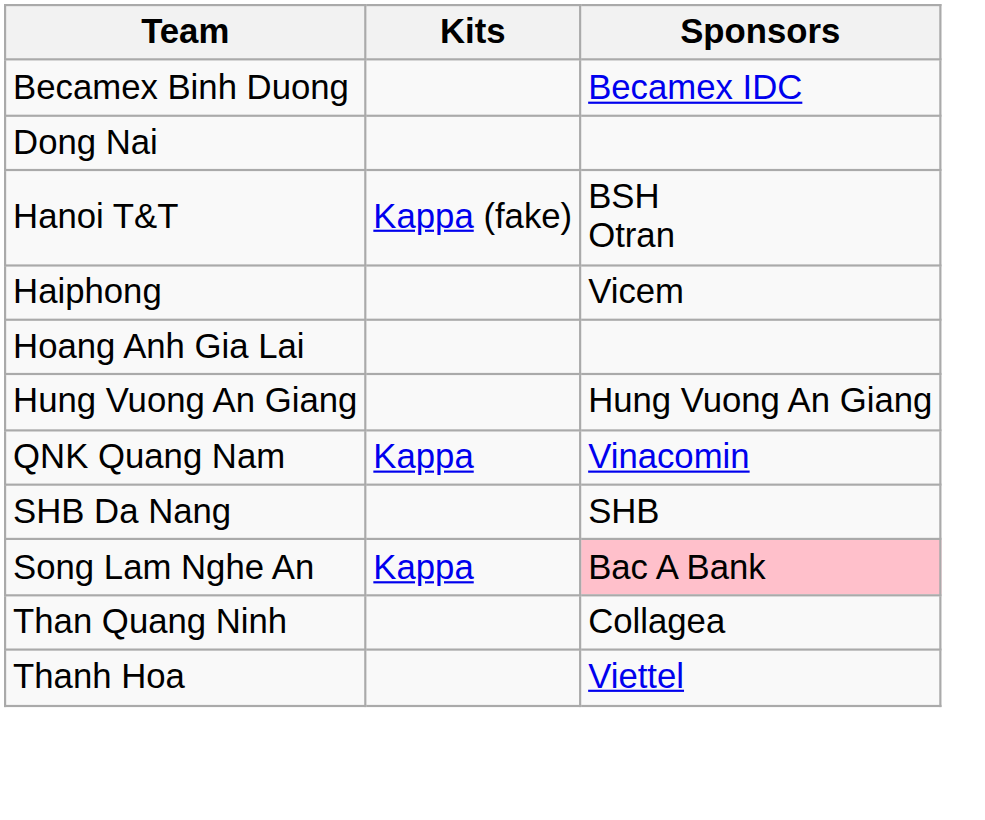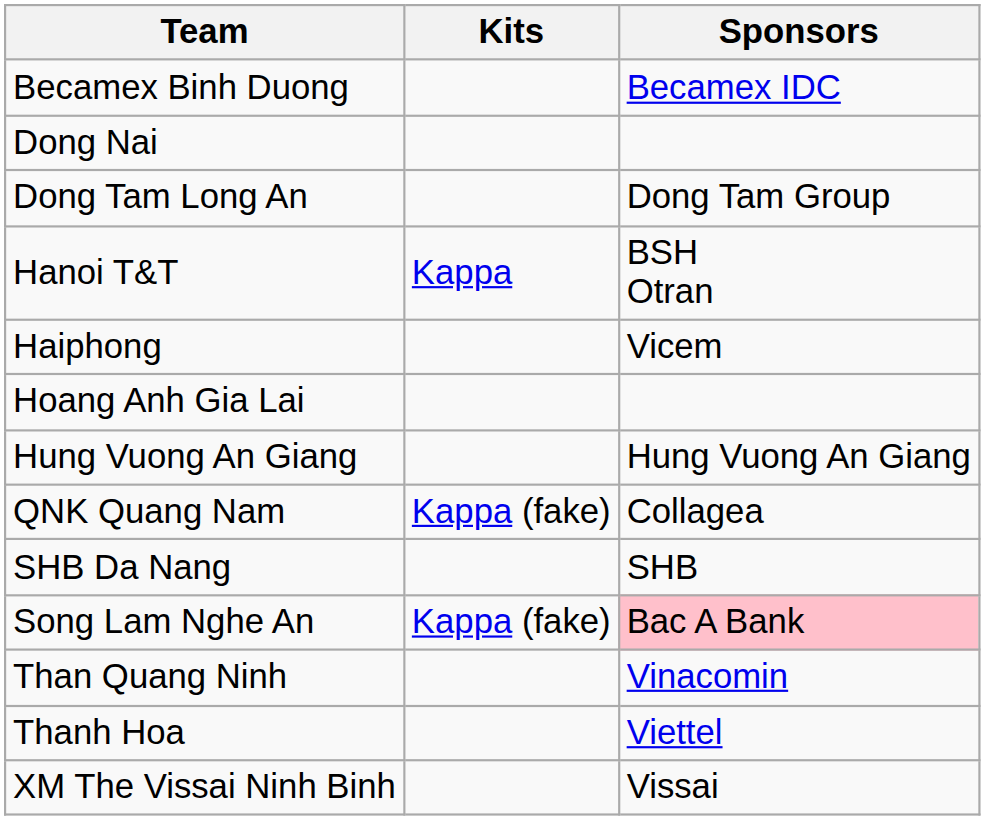+ row: (160, 197)
(473, 216) Kappa (fake) -> (462, 271) Kappa
(424, 456) Kappa -> (511, 511) Kappa (fake)
(669, 456) Vinacomin -> (695, 511) Collagea
(424, 566) Kappa -> (511, 621) Kappa (fake)
(657, 621) Collagea -> (707, 676) Vinacomin
+ row: (204, 786)
